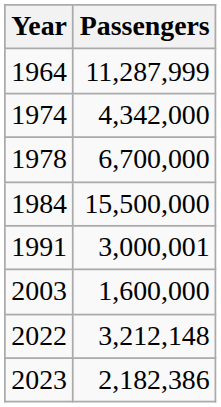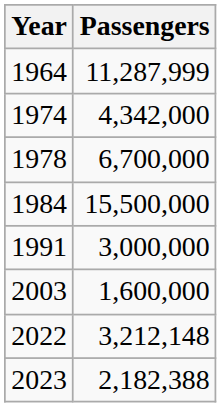(154, 247) 3,000,001 -> (154, 247) 3,000,000
(154, 379) 2,182,386 -> (154, 379) 2,182,388
